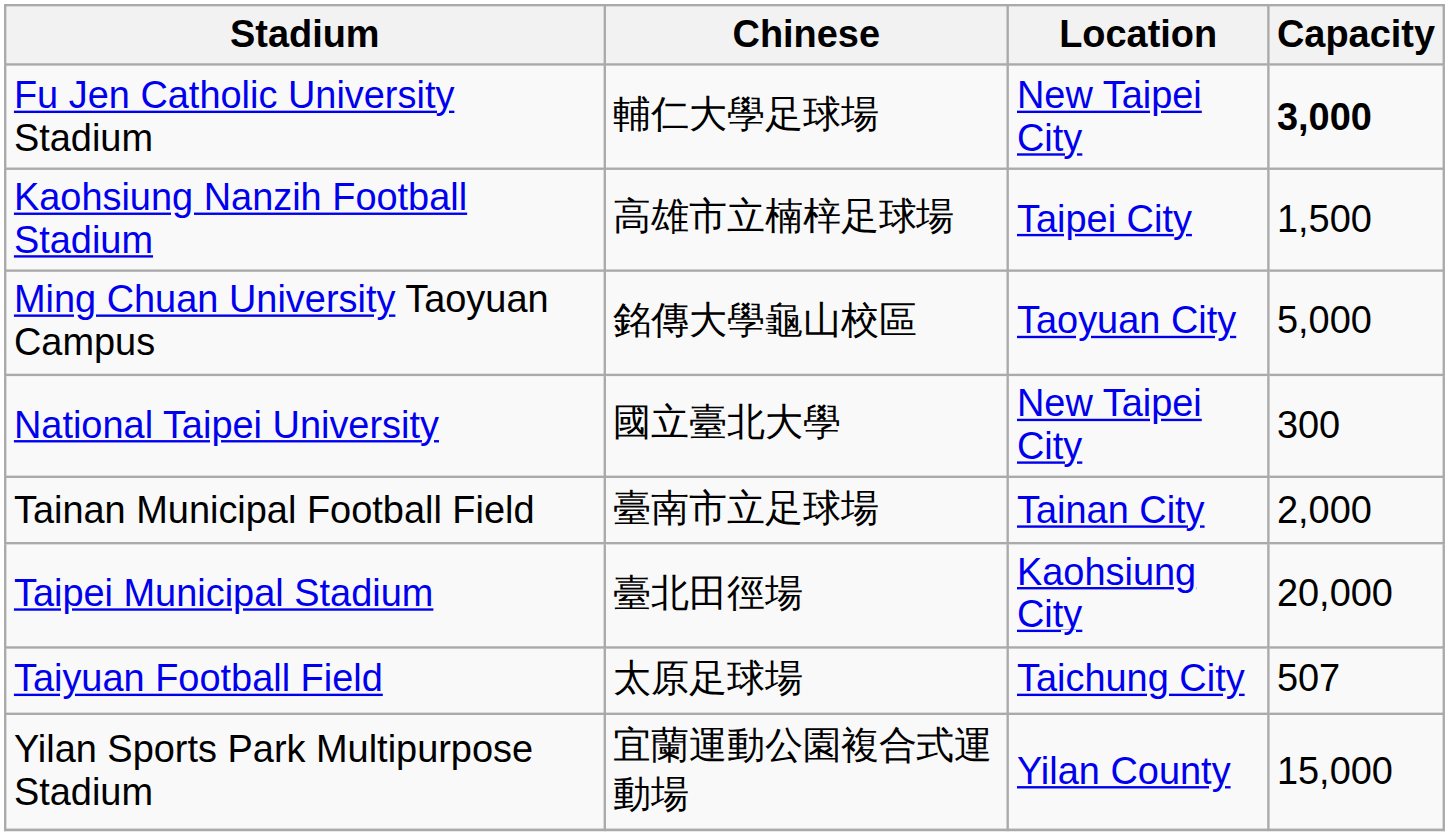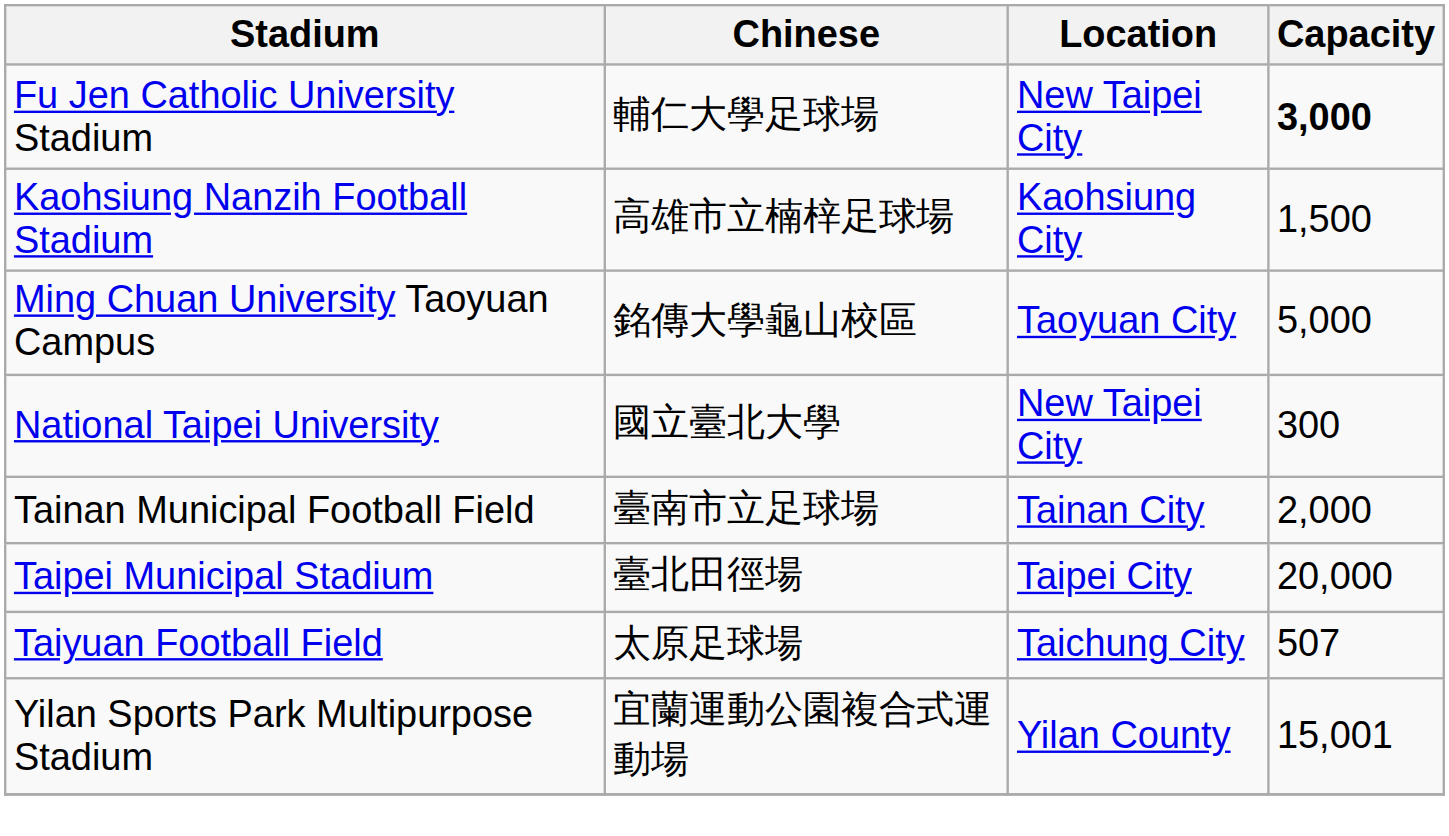(1104, 218) Taipei City -> (1107, 218) Kaohsiung City
(1107, 594) Kaohsiung City -> (1104, 576) Taipei City
(1335, 771) 15,000 -> (1335, 736) 15,001
